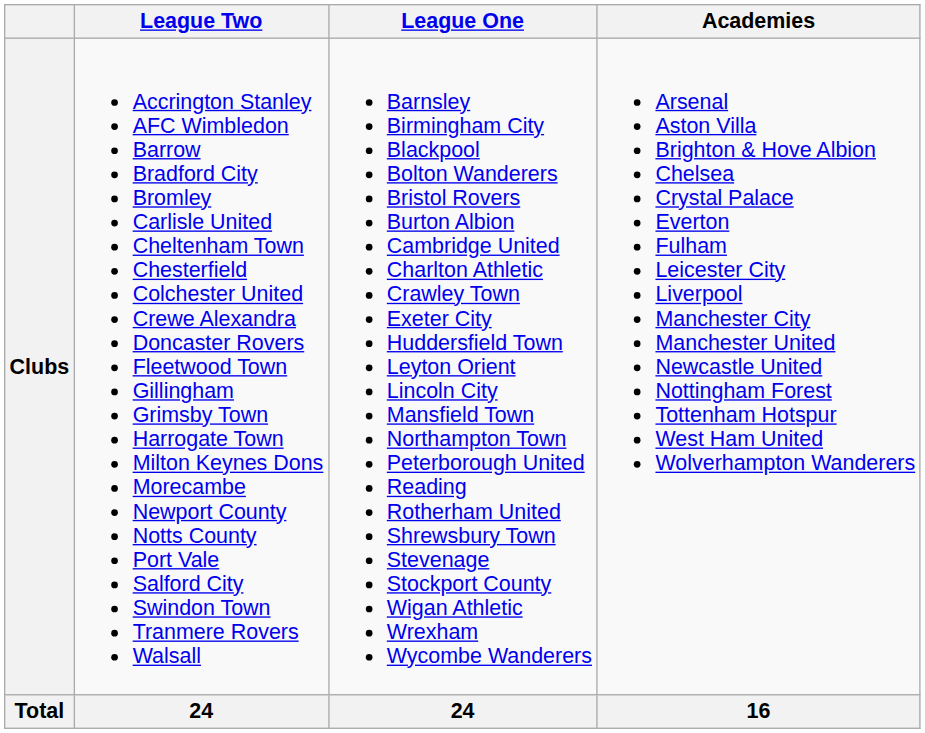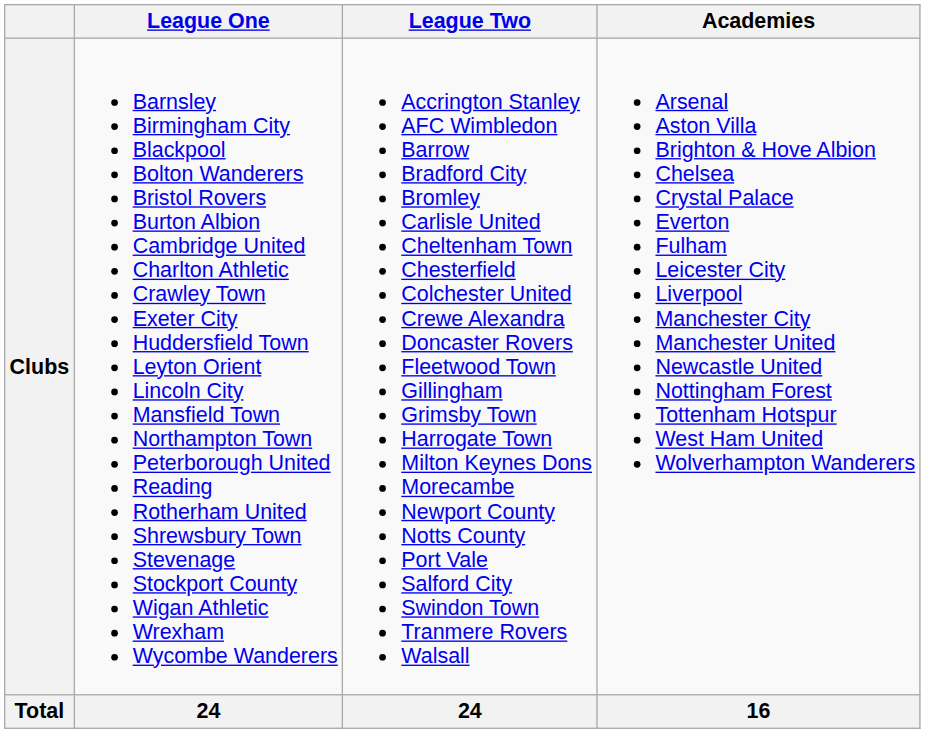columns swapped: (463, 21) <-> (201, 21)
